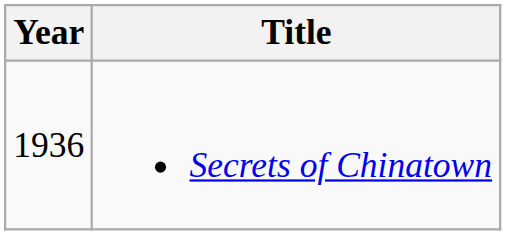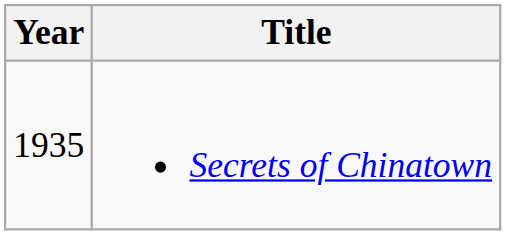(49, 144) 1936 -> (49, 144) 1935
